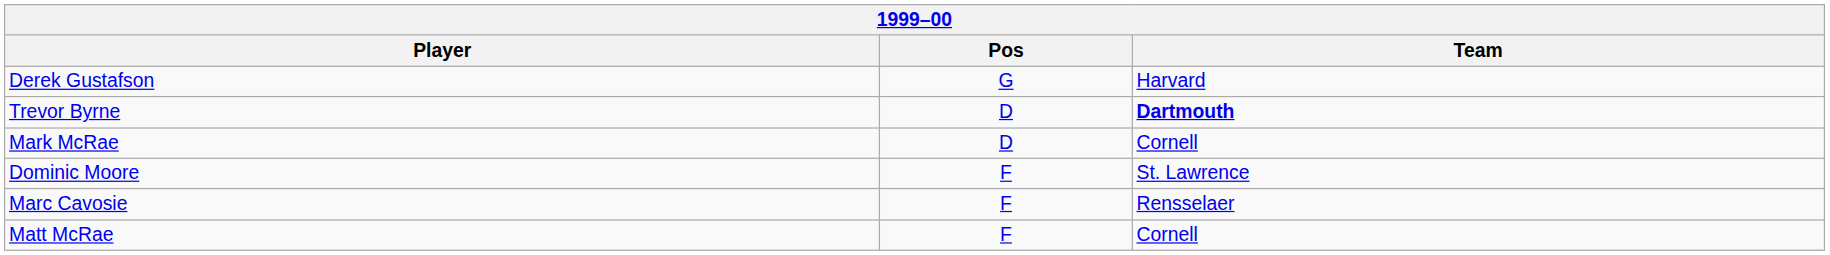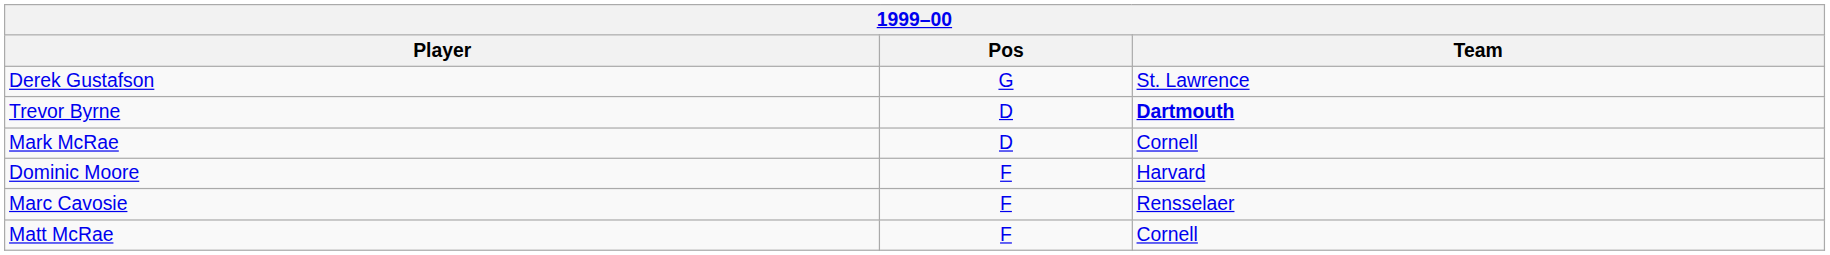(1171, 81) Harvard -> (1193, 81) St. Lawrence
(1193, 173) St. Lawrence -> (1171, 173) Harvard
